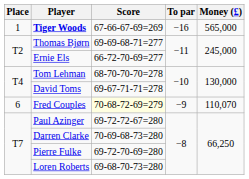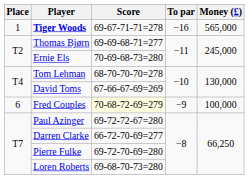(128, 27) 67-66-67-69=269 -> (128, 27) 69-67-71-71=278
(128, 58) 66-72-70-69=277 -> (128, 58) 70-69-68-73=280
(128, 89) 69-67-71-71=278 -> (128, 89) 67-66-67-69=269
(221, 105) 110,070 -> (221, 105) 100,000
(128, 136) 70-69-68-73=280 -> (128, 136) 66-72-70-69=277
